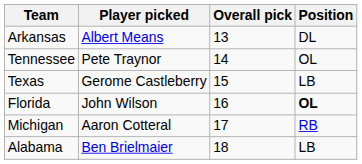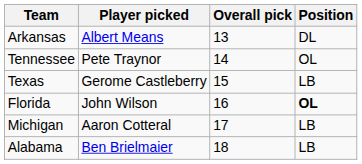(308, 125) RB -> (307, 125) LB
